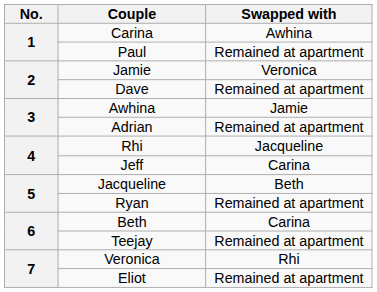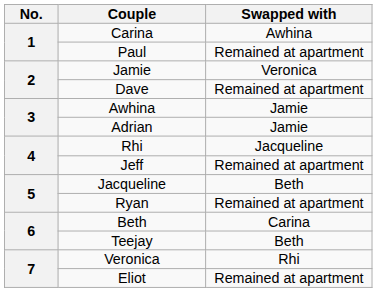(289, 127) Remained at apartment -> (289, 127) Jamie
(289, 165) Carina -> (289, 165) Remained at apartment
(289, 240) Remained at apartment -> (289, 240) Beth
